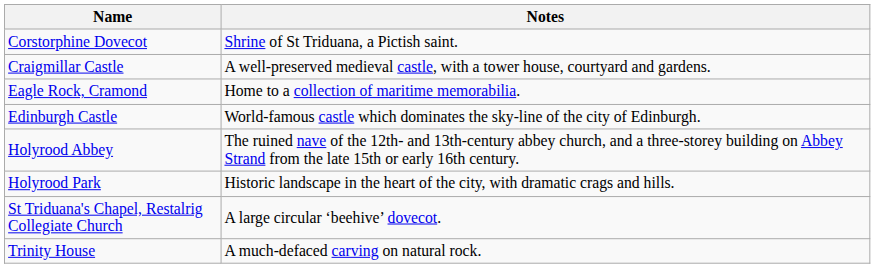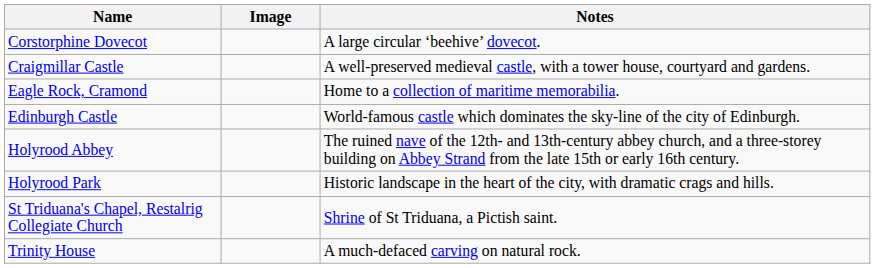+ column: (270, 16)
(341, 41) Shrine of St Triduana, a Pictish saint. -> (432, 41) A large circular ‘beehive’ dovecot.
(333, 217) A large circular ‘beehive’ dovecot. -> (441, 217) Shrine of St Triduana, a Pictish saint.
